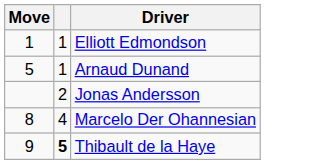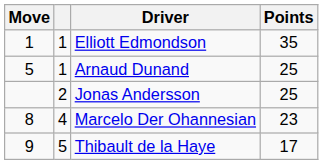+ column: (289, 17)
(62, 146) bold -> (62, 146) normal
